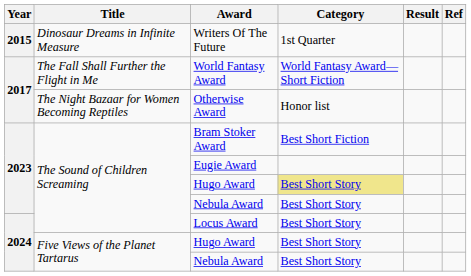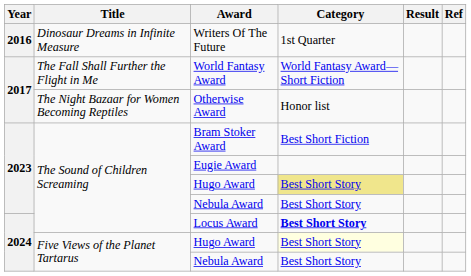(19, 40) 2015 -> (19, 40) 2016
(321, 223) normal -> (323, 223) bold
(321, 242) no background -> (321, 242) lightyellow background
